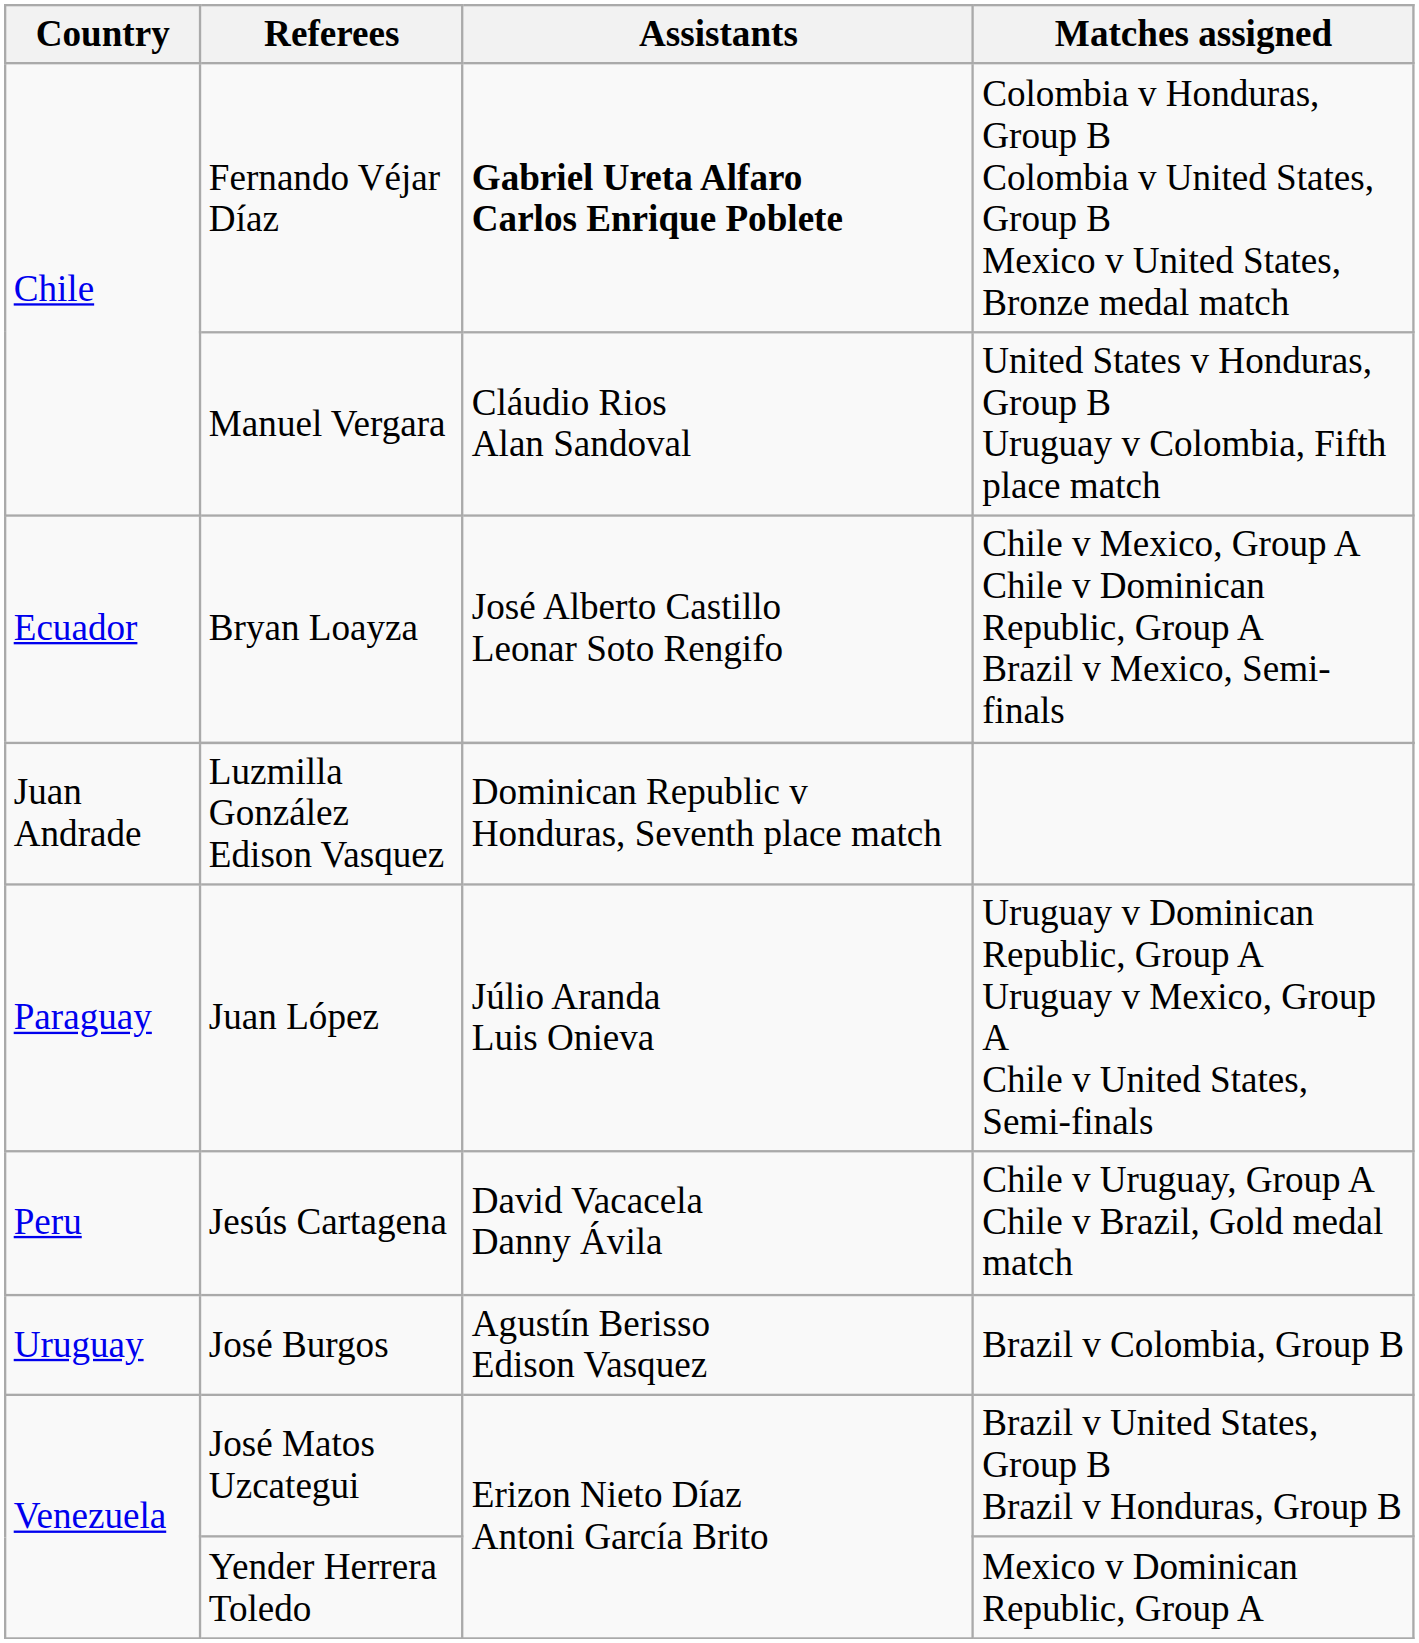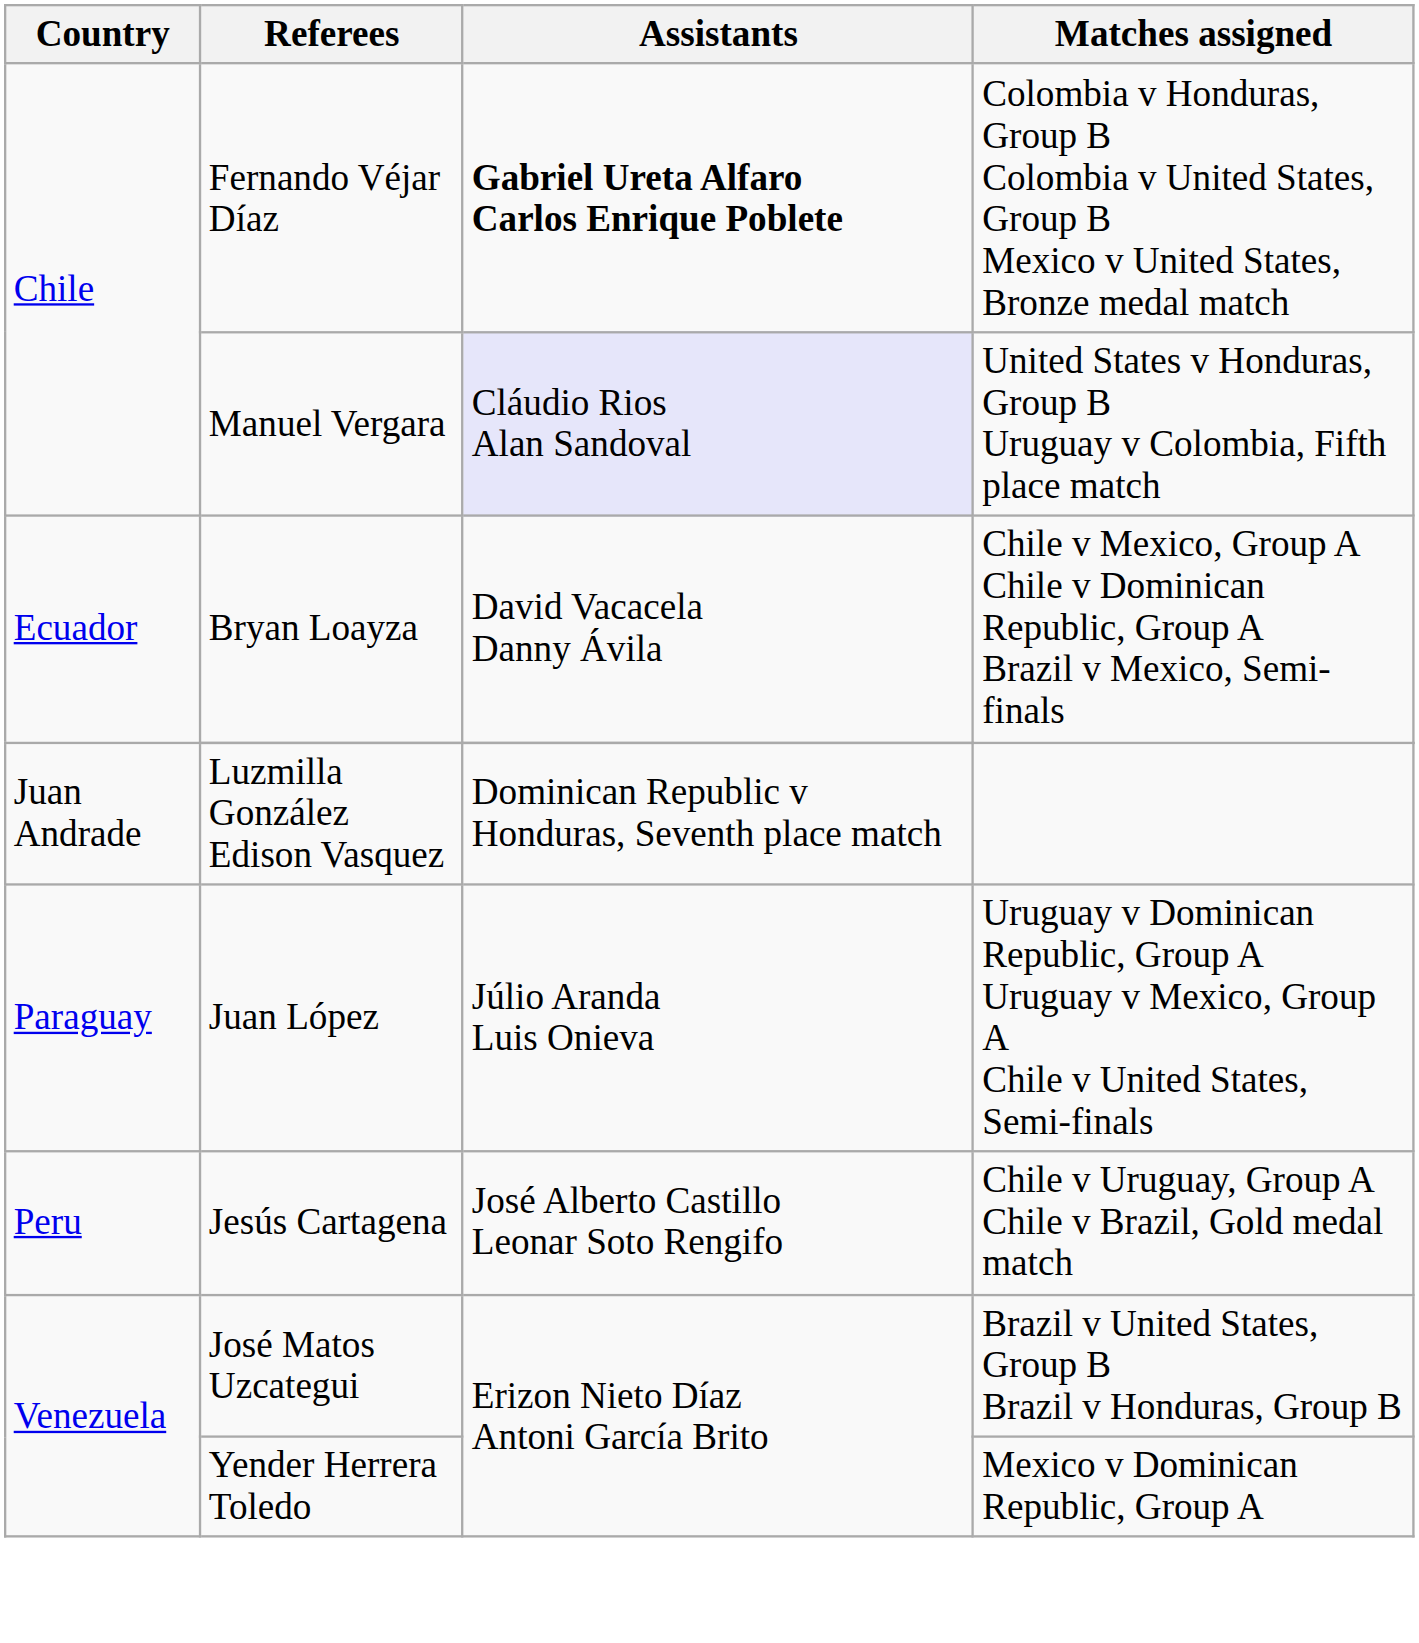(582, 423) no background -> (582, 423) lavender background
(627, 628) José Alberto Castillo Leonar Soto Rengifo -> (587, 628) David Vacacela Danny Ávila
(587, 1222) David Vacacela Danny Ávila -> (627, 1222) José Alberto Castillo Leonar Soto Rengifo
- row: (299, 1343)
